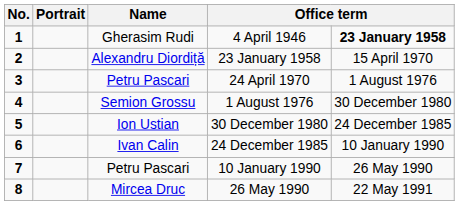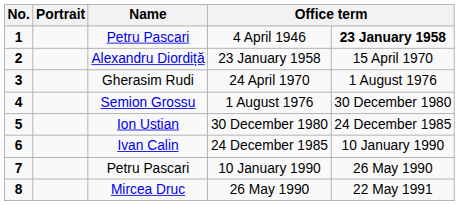(148, 37) Gherasim Rudi -> (148, 37) Petru Pascari
(148, 80) Petru Pascari -> (148, 80) Gherasim Rudi
